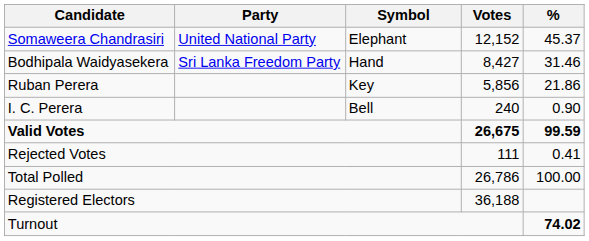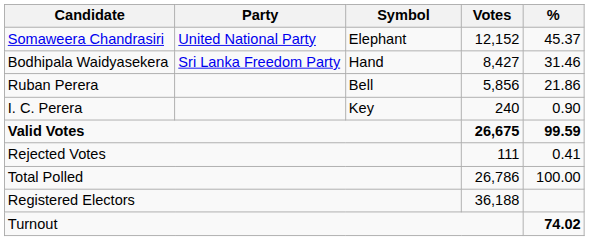(361, 85) Key -> (361, 85) Bell
(361, 108) Bell -> (361, 108) Key
